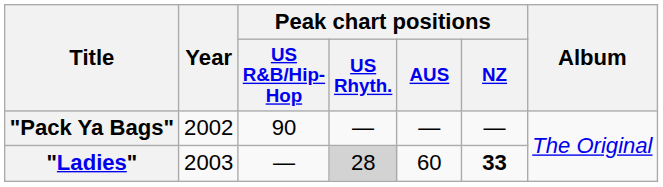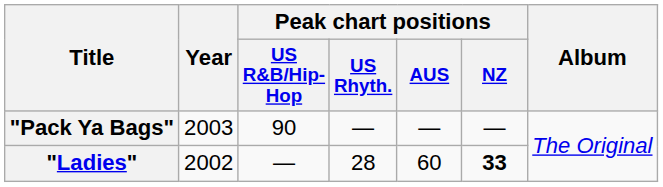(209, 128) 2002 -> (209, 128) 2003
(209, 163) 2003 -> (209, 163) 2002
(363, 163) lightgrey background -> (363, 163) no background
